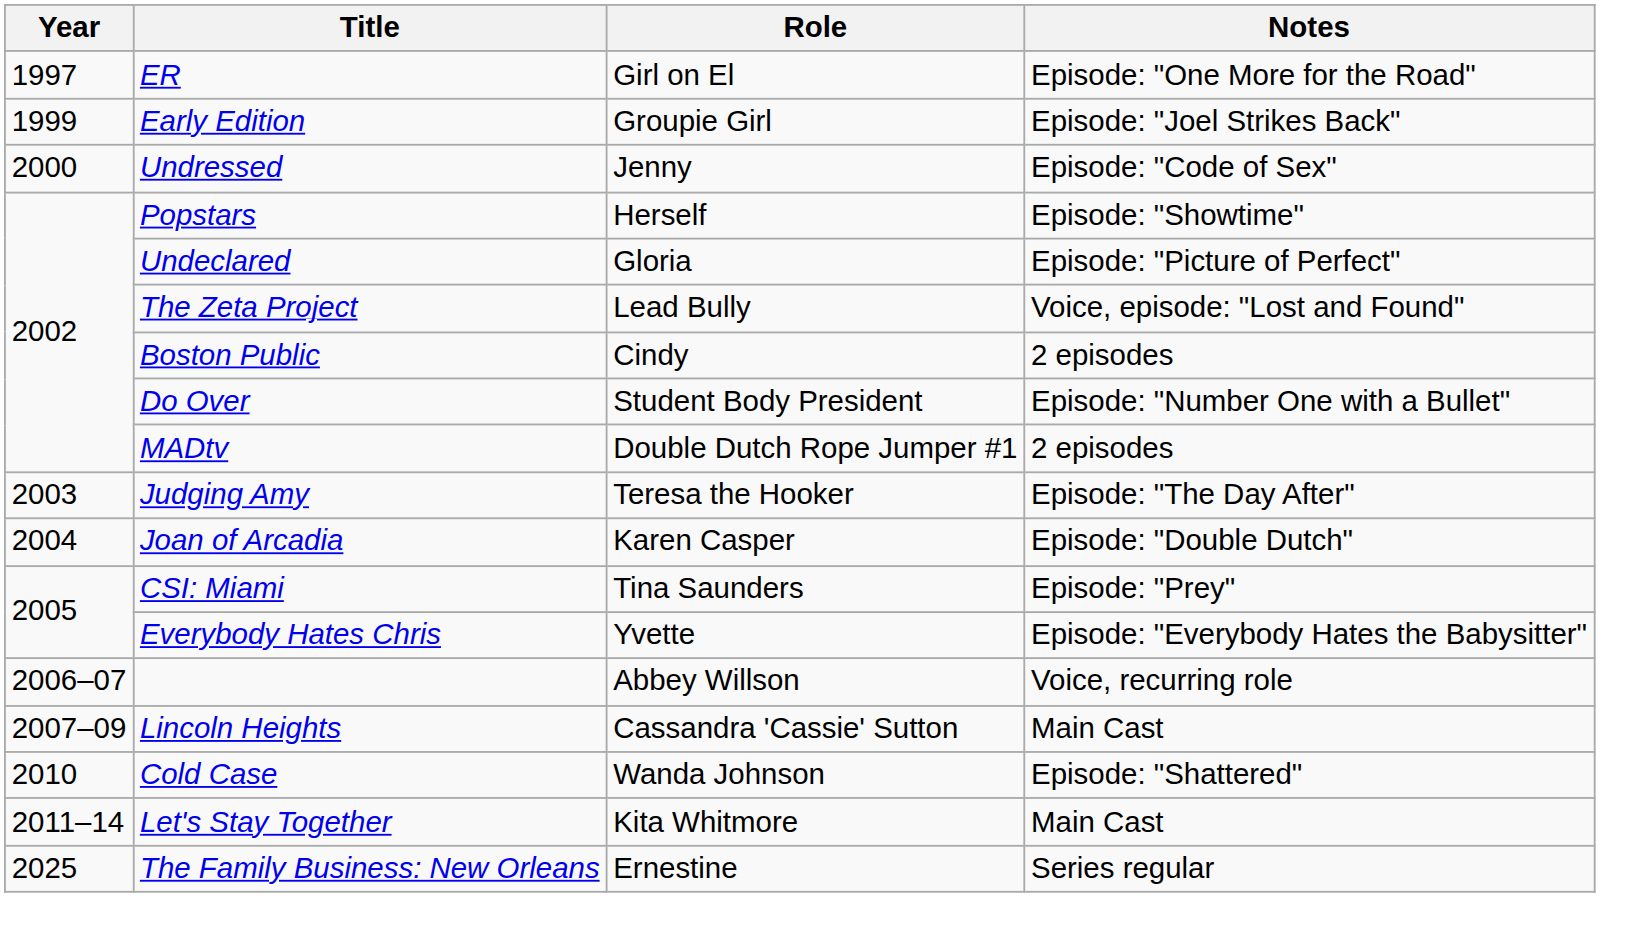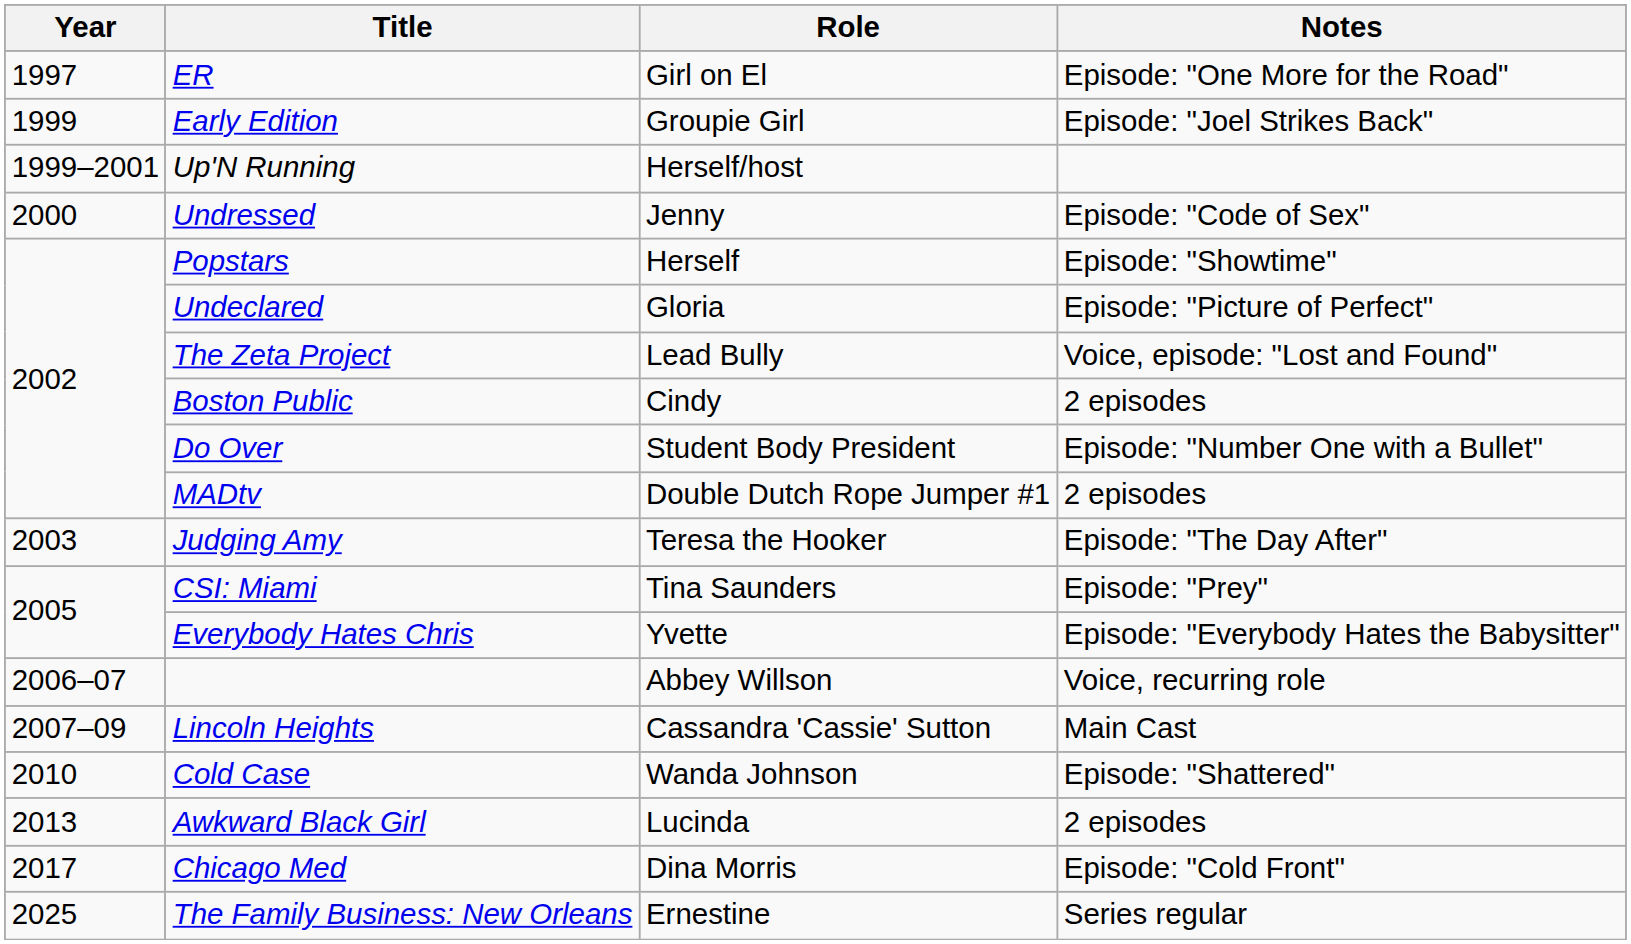+ row: (264, 167)
- row: (242, 541)
- row: (266, 821)
+ row: (299, 821)
+ row: (259, 868)
